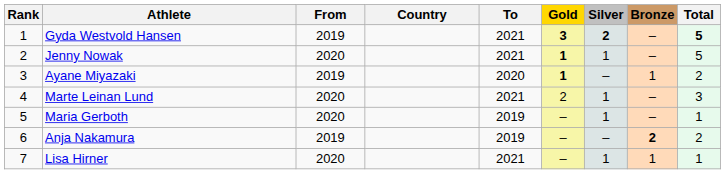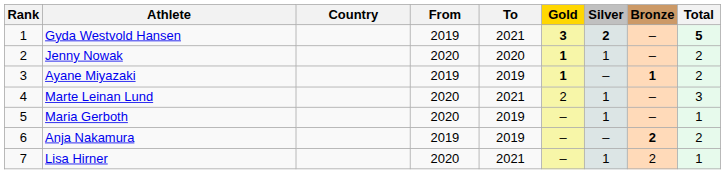columns swapped: (422, 14) <-> (330, 14)
(510, 55) 2021 -> (510, 55) 2020
(699, 55) 5 -> (699, 55) 2
(510, 76) 2020 -> (510, 76) 2019
(652, 76) normal -> (652, 76) bold
(652, 158) 1 -> (652, 158) 2
